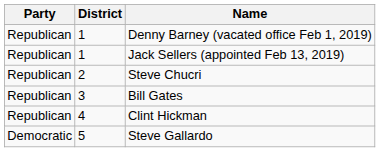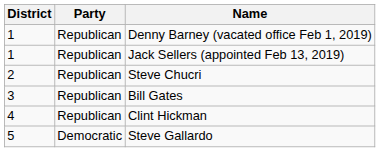columns swapped: (40, 14) <-> (100, 14)
